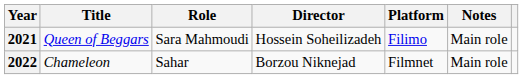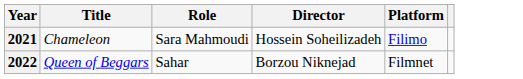- column: (479, 16)
(96, 39) Queen of Beggars -> (77, 39) Chameleon
(77, 62) Chameleon -> (96, 62) Queen of Beggars
